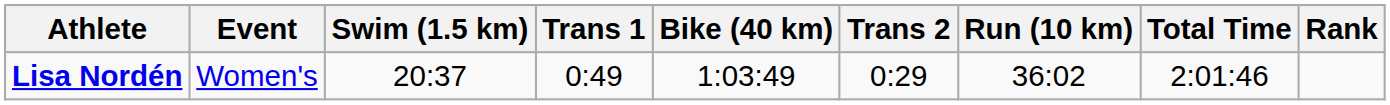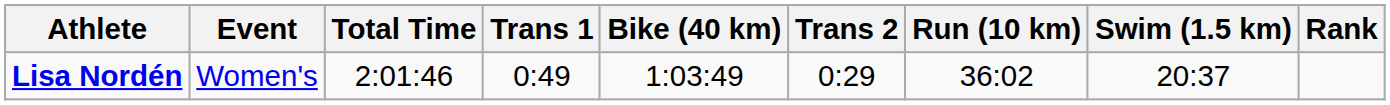columns swapped: (430, 29) <-> (1219, 29)
